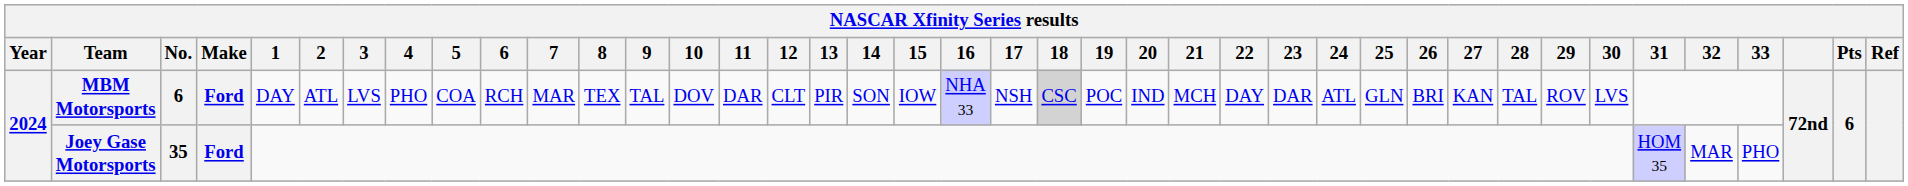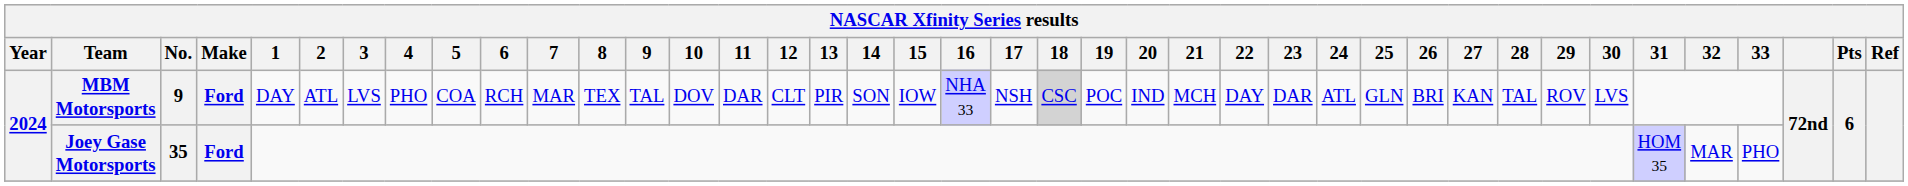(178, 97) 6 -> (178, 97) 9
